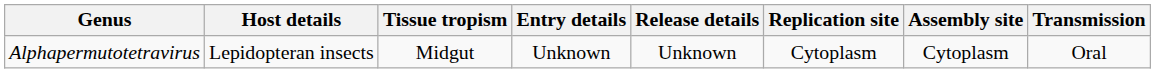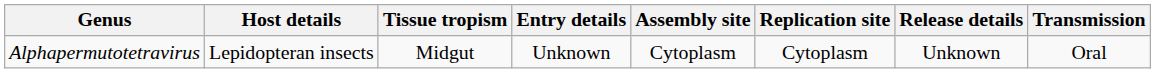columns swapped: (697, 20) <-> (966, 20)
